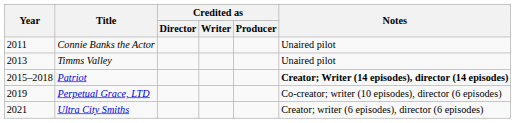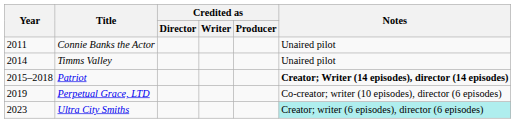(17, 61) 2013 -> (17, 61) 2014
(17, 110) 2021 -> (17, 110) 2023
(382, 110) no background -> (382, 110) paleturquoise background
